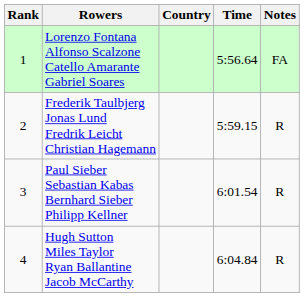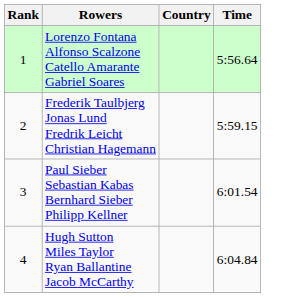- column: (280, 15)
